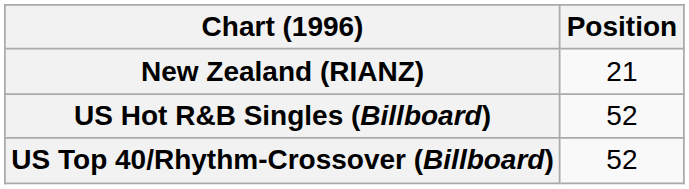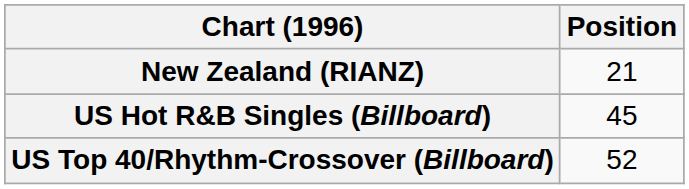(622, 115) 52 -> (622, 115) 45
